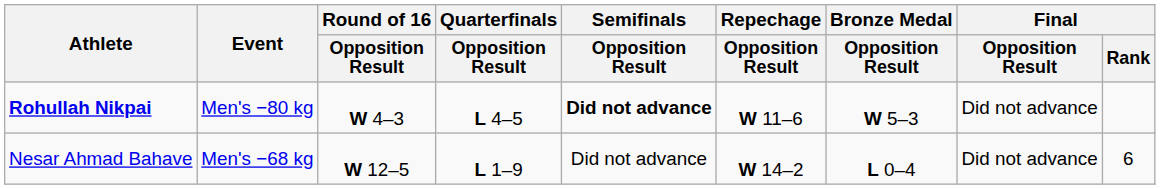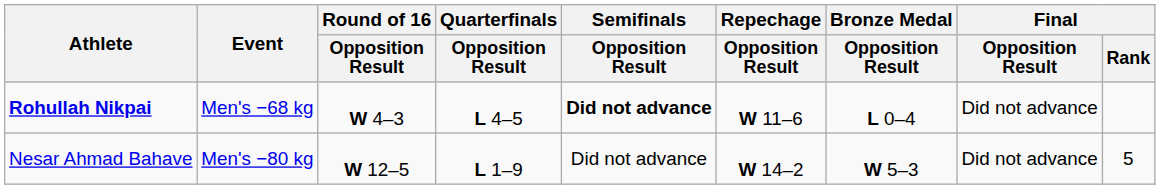(257, 108) Men's −80 kg -> (257, 108) Men's −68 kg
(891, 118) W 5–3 -> (891, 118) L 0–4
(257, 159) Men's −68 kg -> (257, 159) Men's −80 kg
(891, 169) L 0–4 -> (891, 169) W 5–3
(1128, 159) 6 -> (1128, 159) 5
